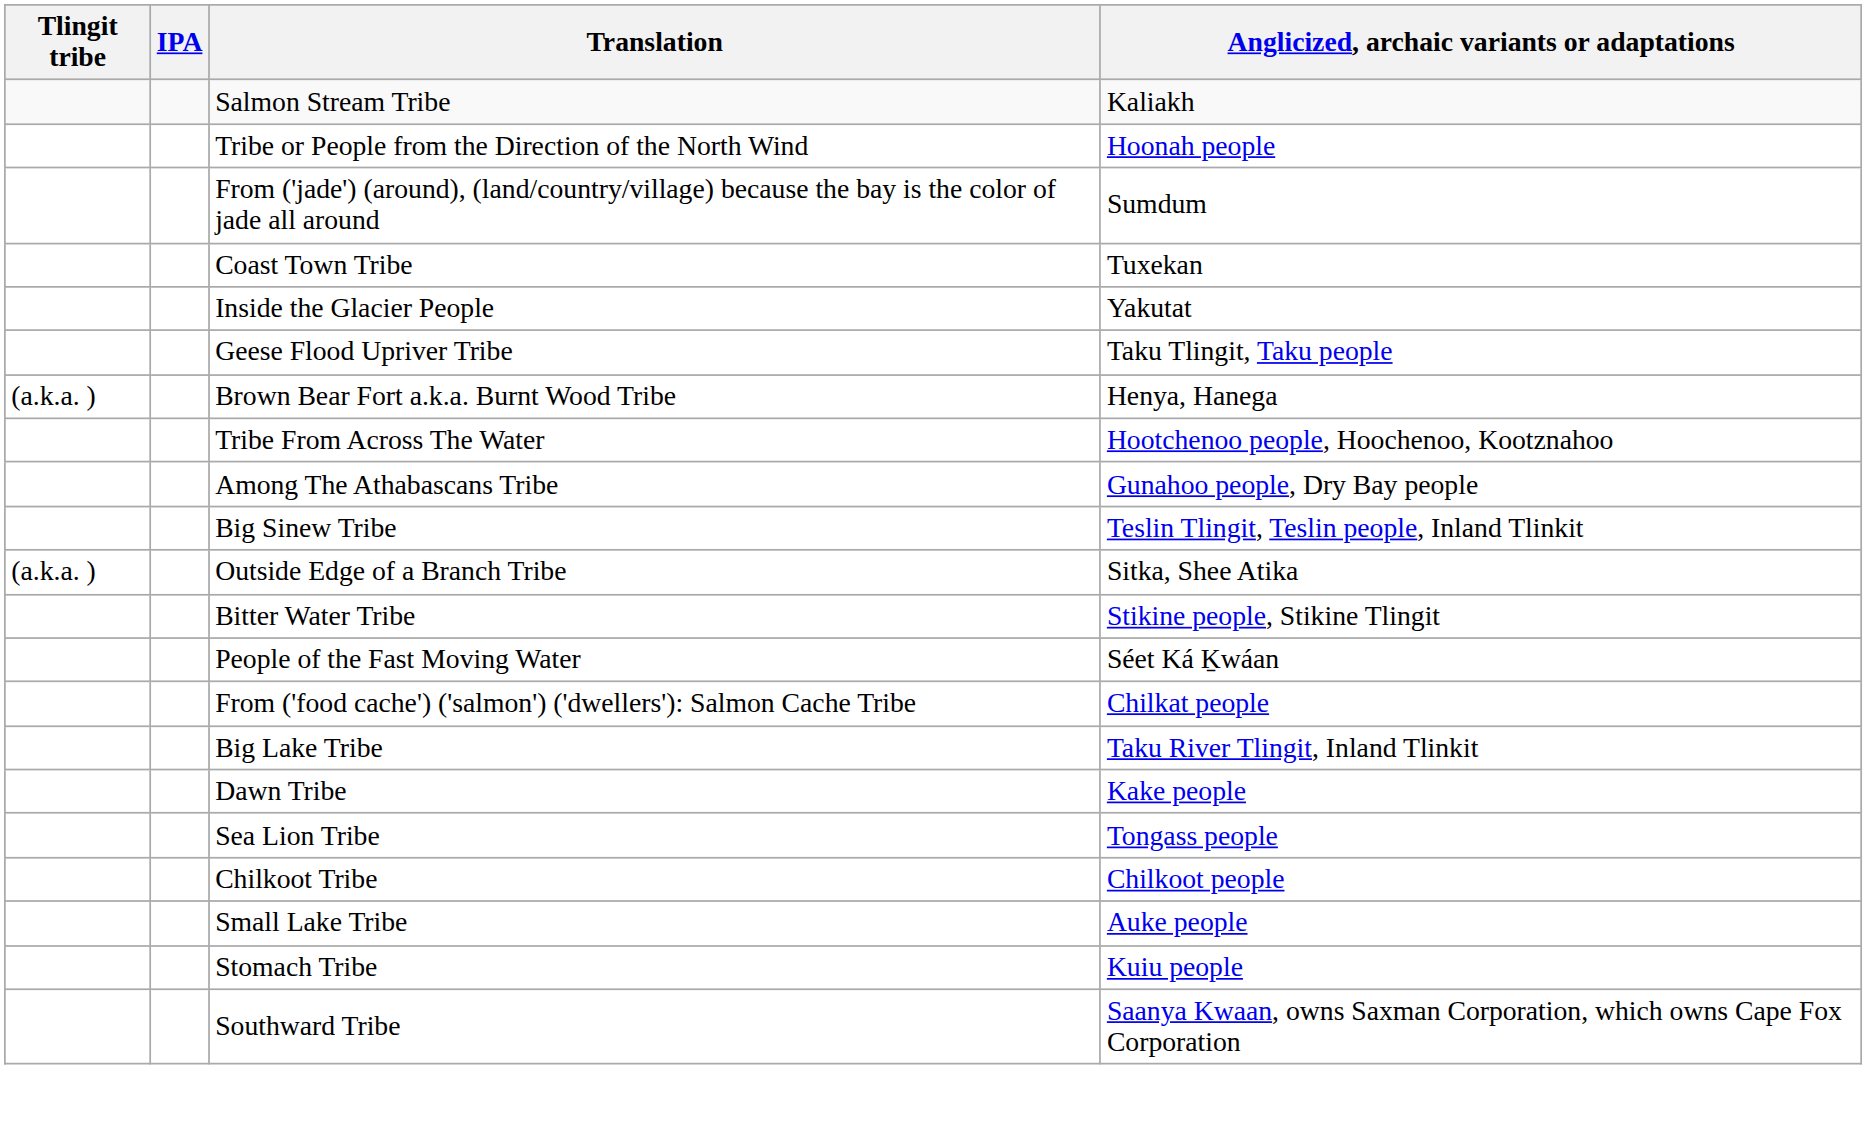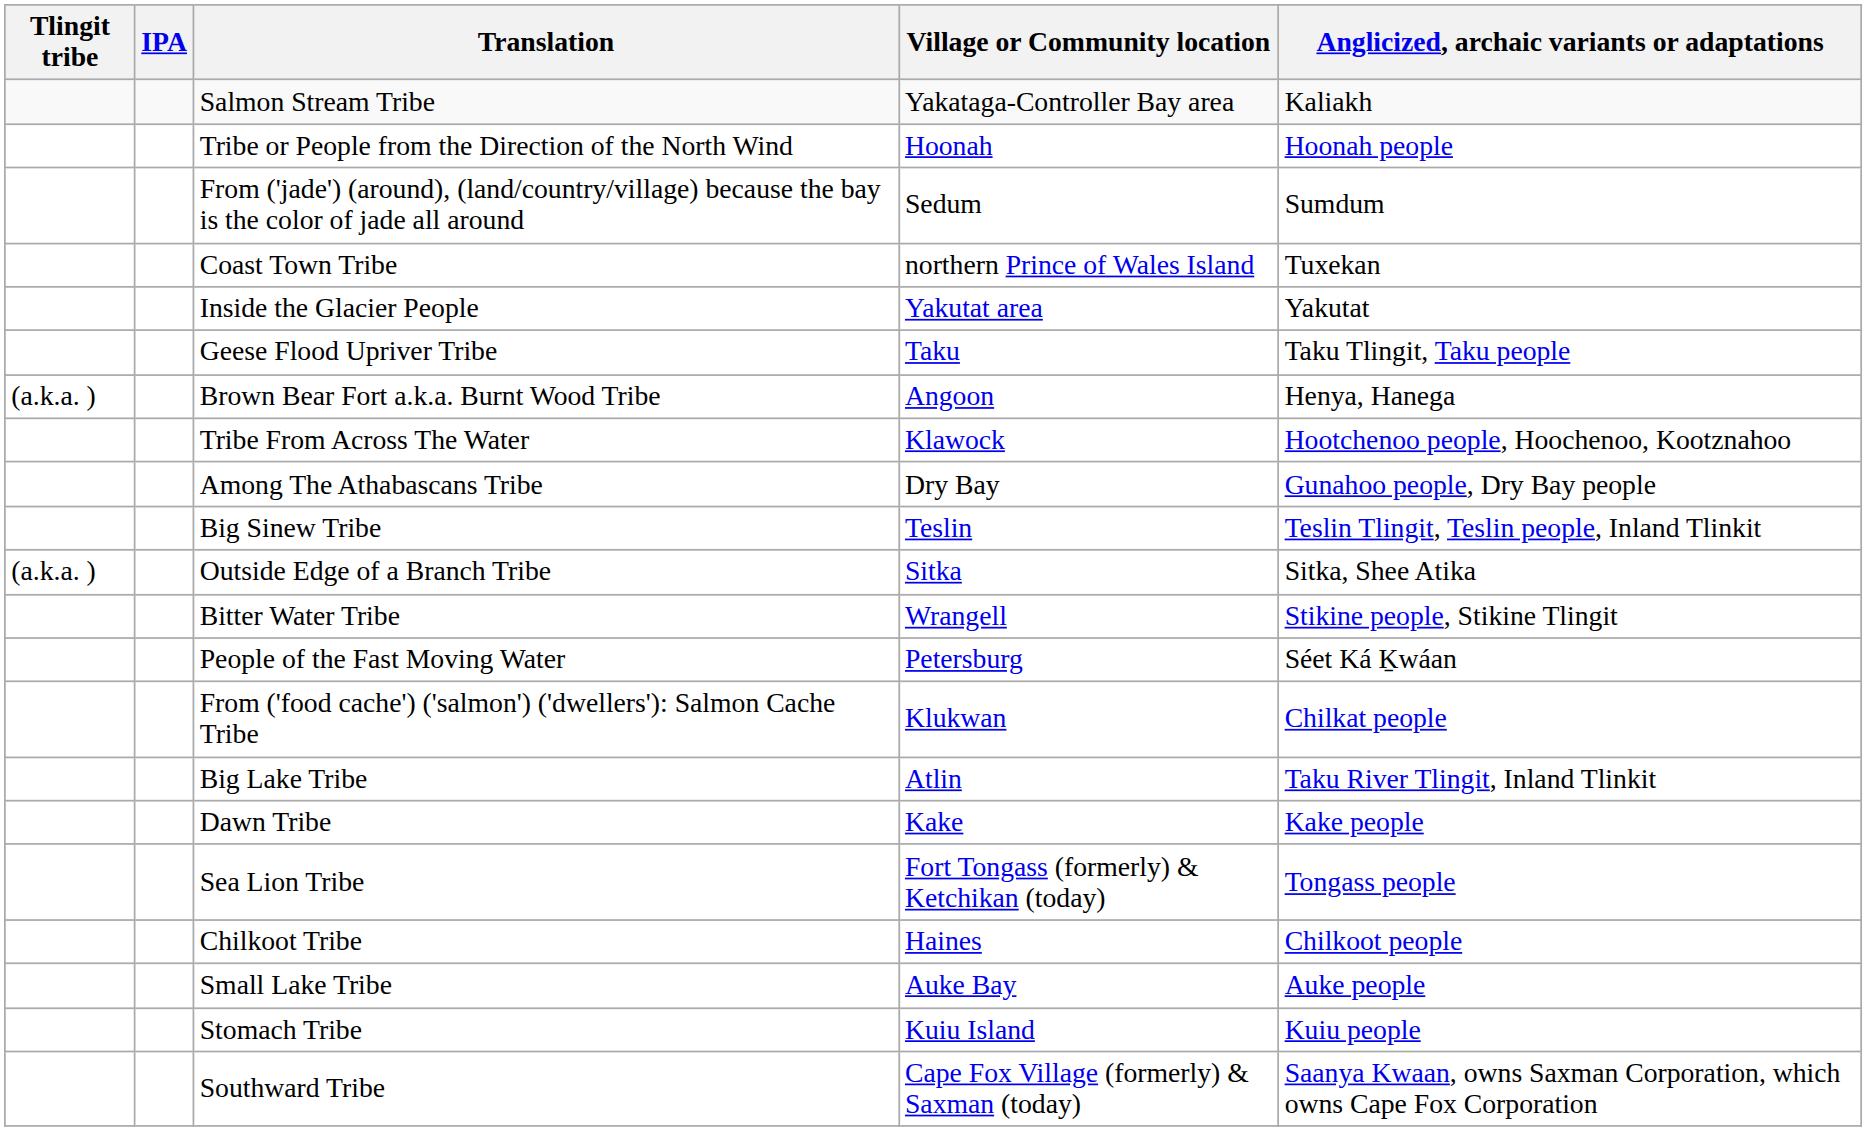+ column: (1088, 42)
